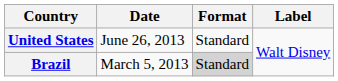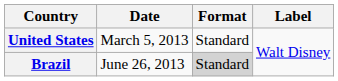(142, 40) June 26, 2013 -> (145, 40) March 5, 2013
(145, 64) March 5, 2013 -> (142, 64) June 26, 2013
